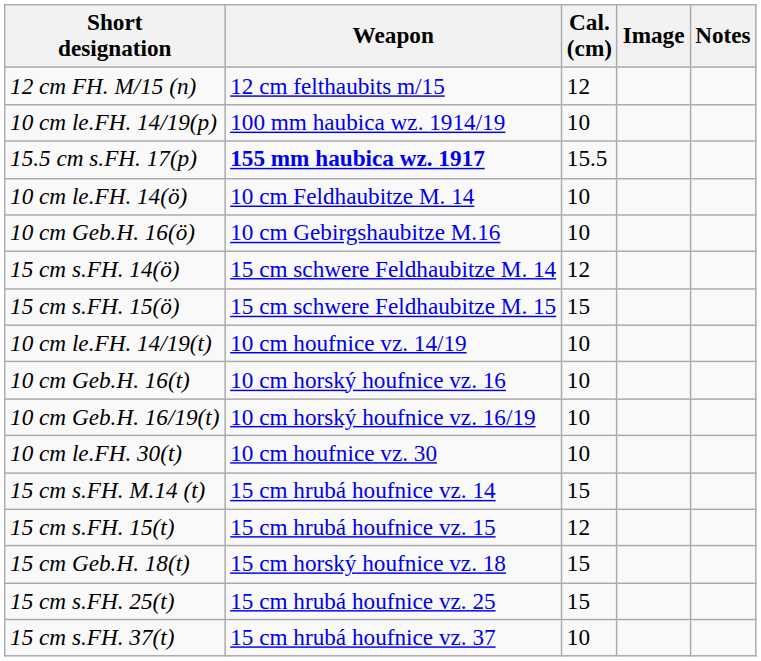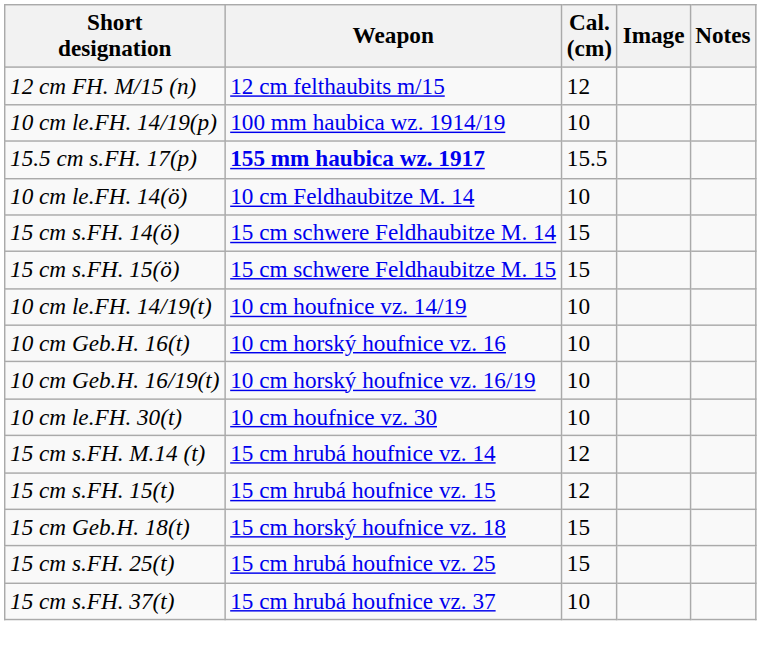- row: (103, 232)
(578, 269) 12 -> (578, 232) 15
(578, 490) 15 -> (578, 453) 12
